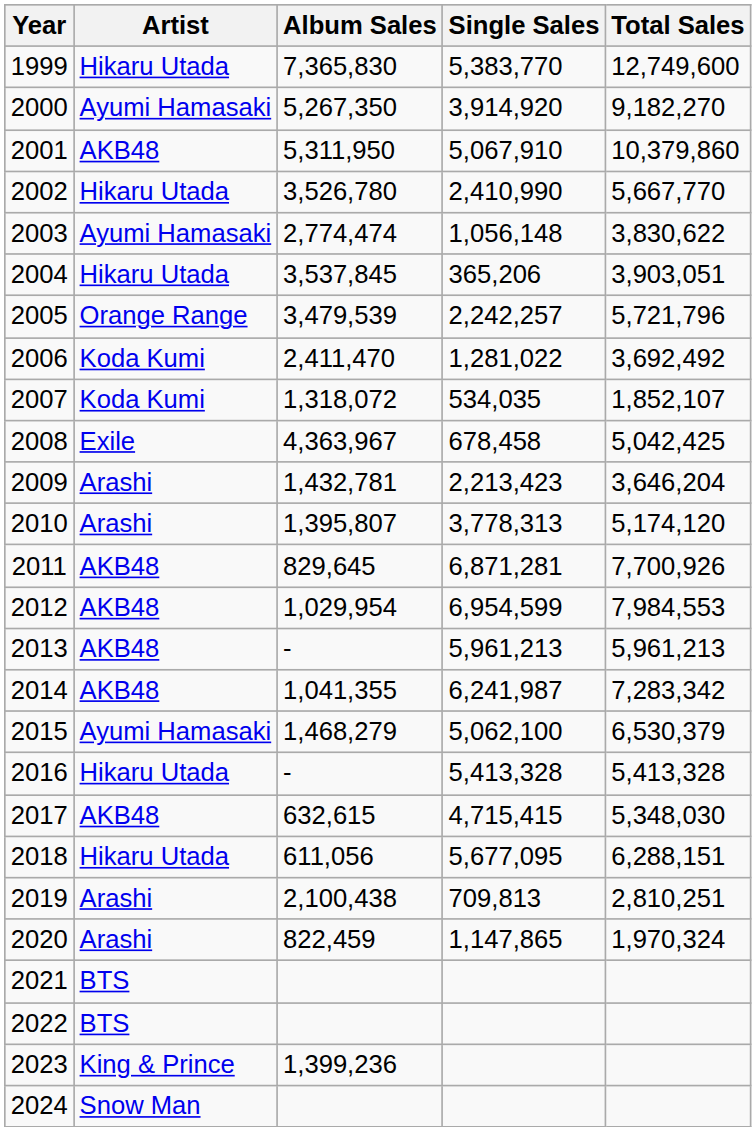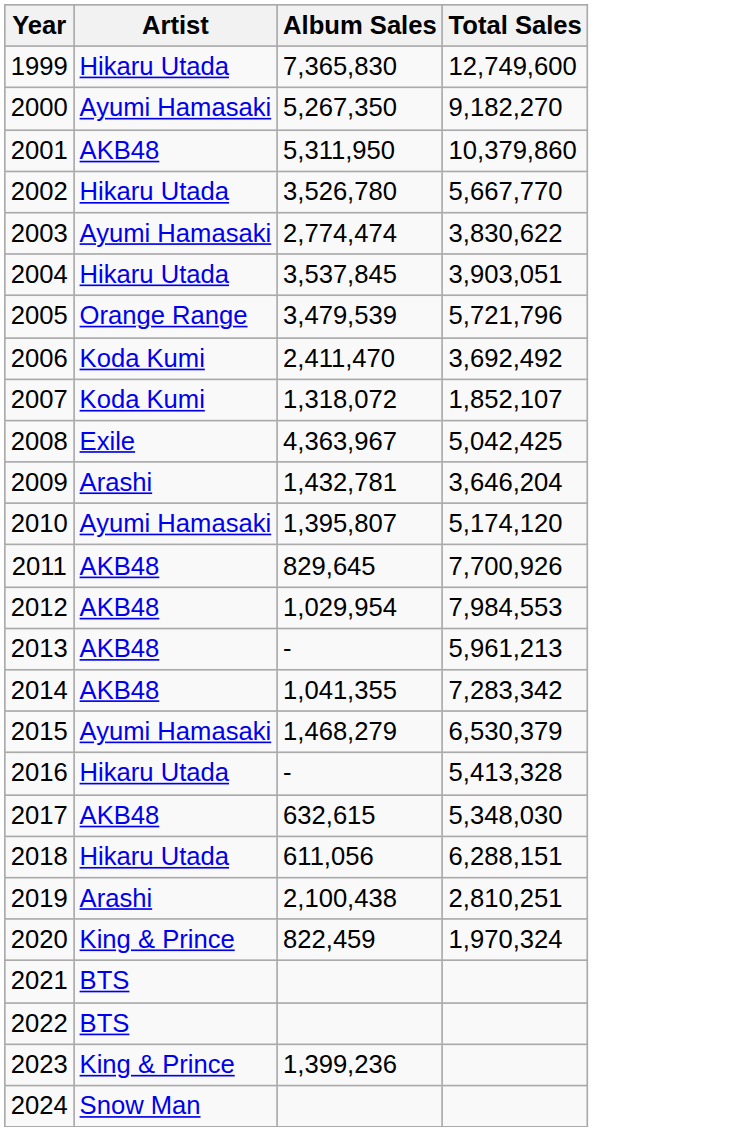- column: (524, 24)
(116, 523) Arashi -> (175, 523) Ayumi Hamasaki
(116, 939) Arashi -> (157, 939) King & Prince
